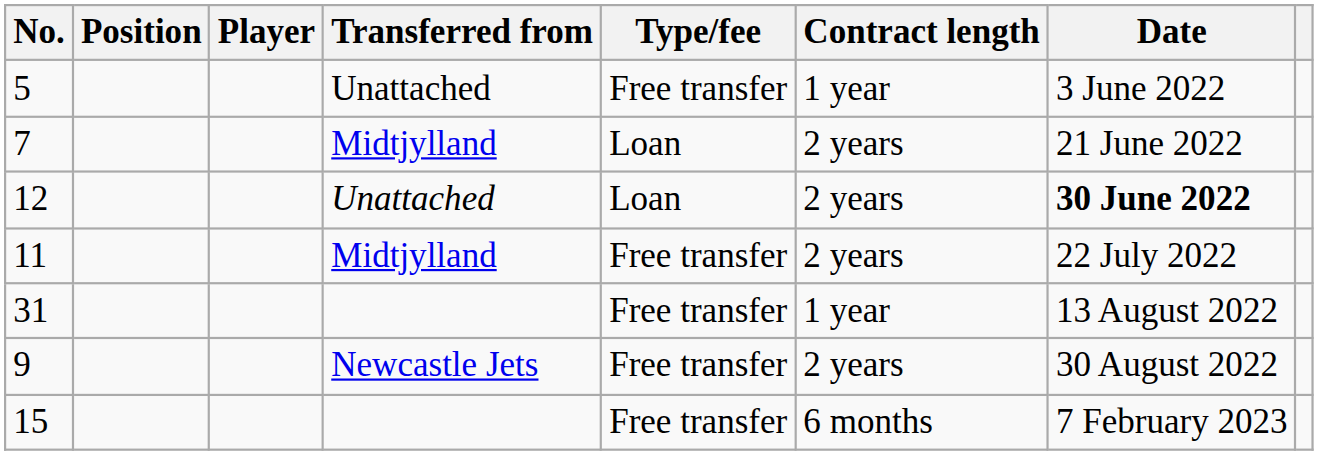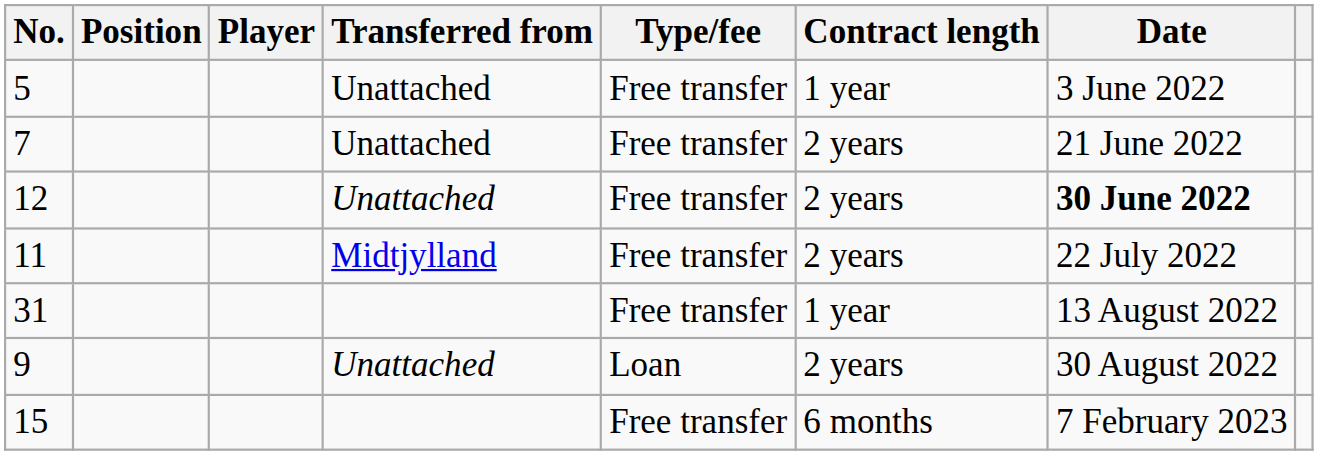(414, 143) Midtjylland -> (411, 143) Unattached
(645, 143) Loan -> (698, 143) Free transfer
(645, 198) Loan -> (698, 198) Free transfer
(435, 365) Newcastle Jets -> (413, 365) Unattached
(698, 365) Free transfer -> (645, 365) Loan
